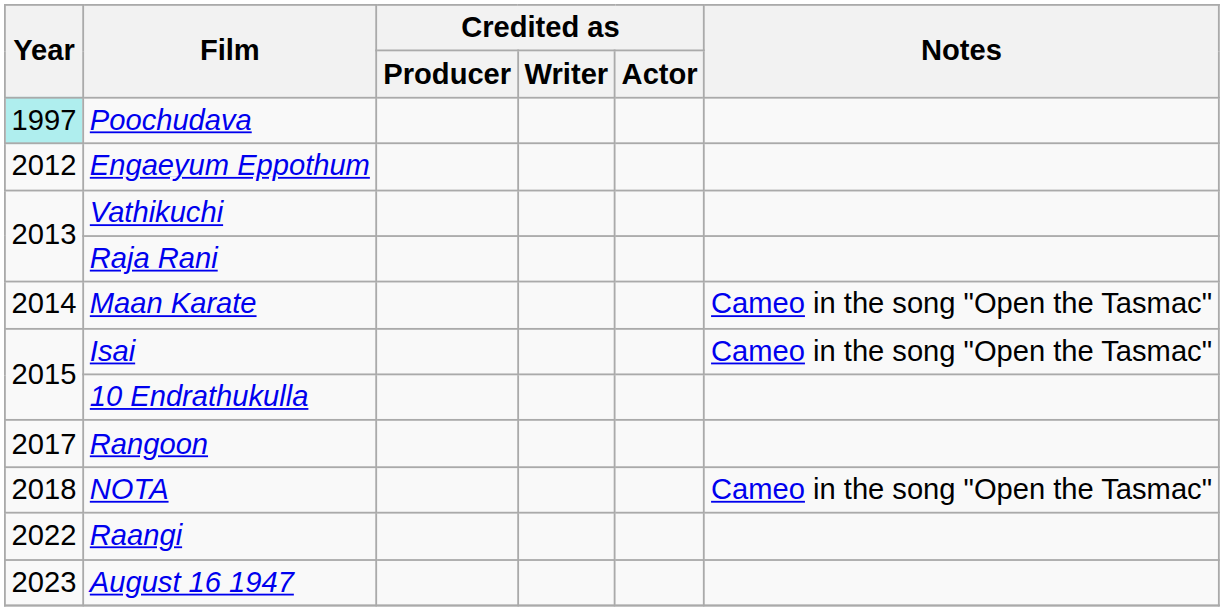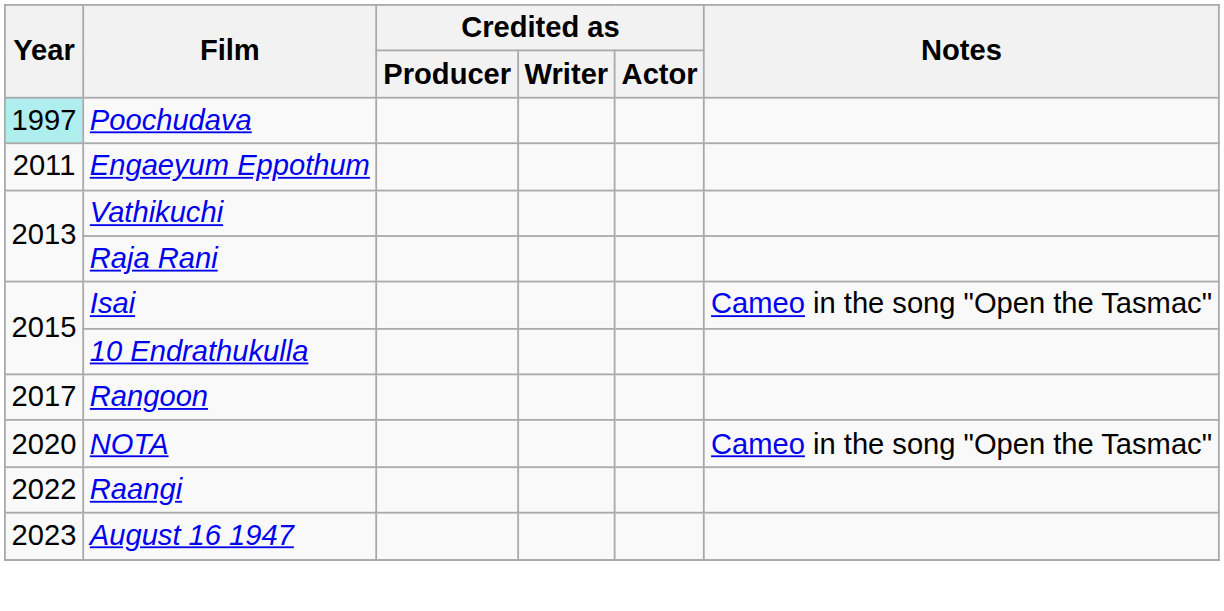(44, 166) 2012 -> (44, 166) 2011
- row: (173, 304)
(44, 489) 2018 -> (44, 443) 2020
